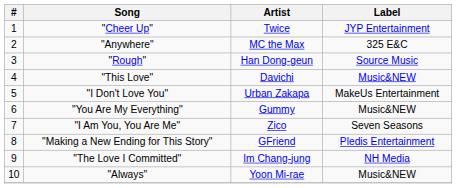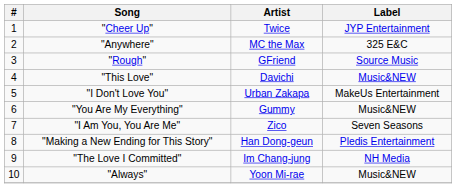(277, 61) Han Dong-geun -> (277, 61) GFriend
(277, 142) GFriend -> (277, 142) Han Dong-geun
